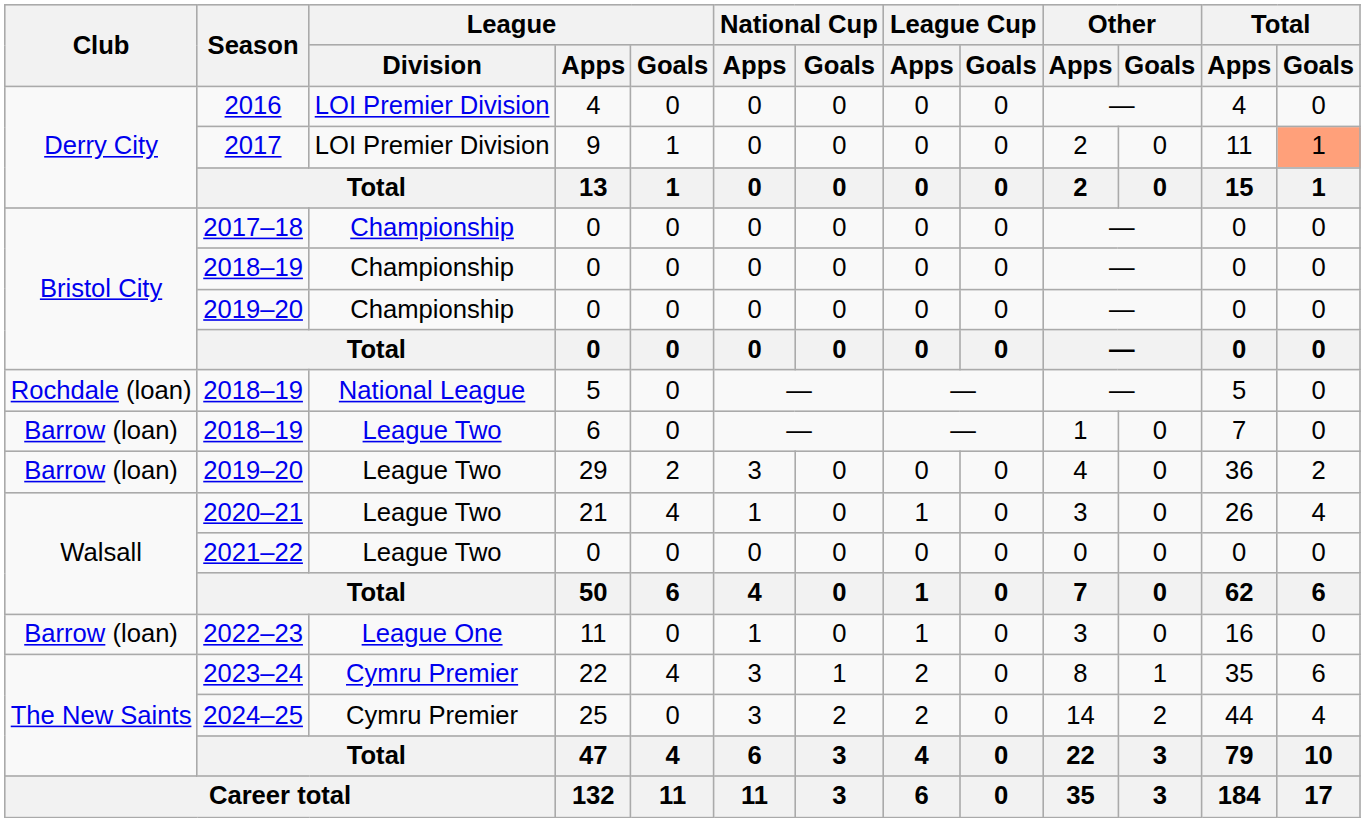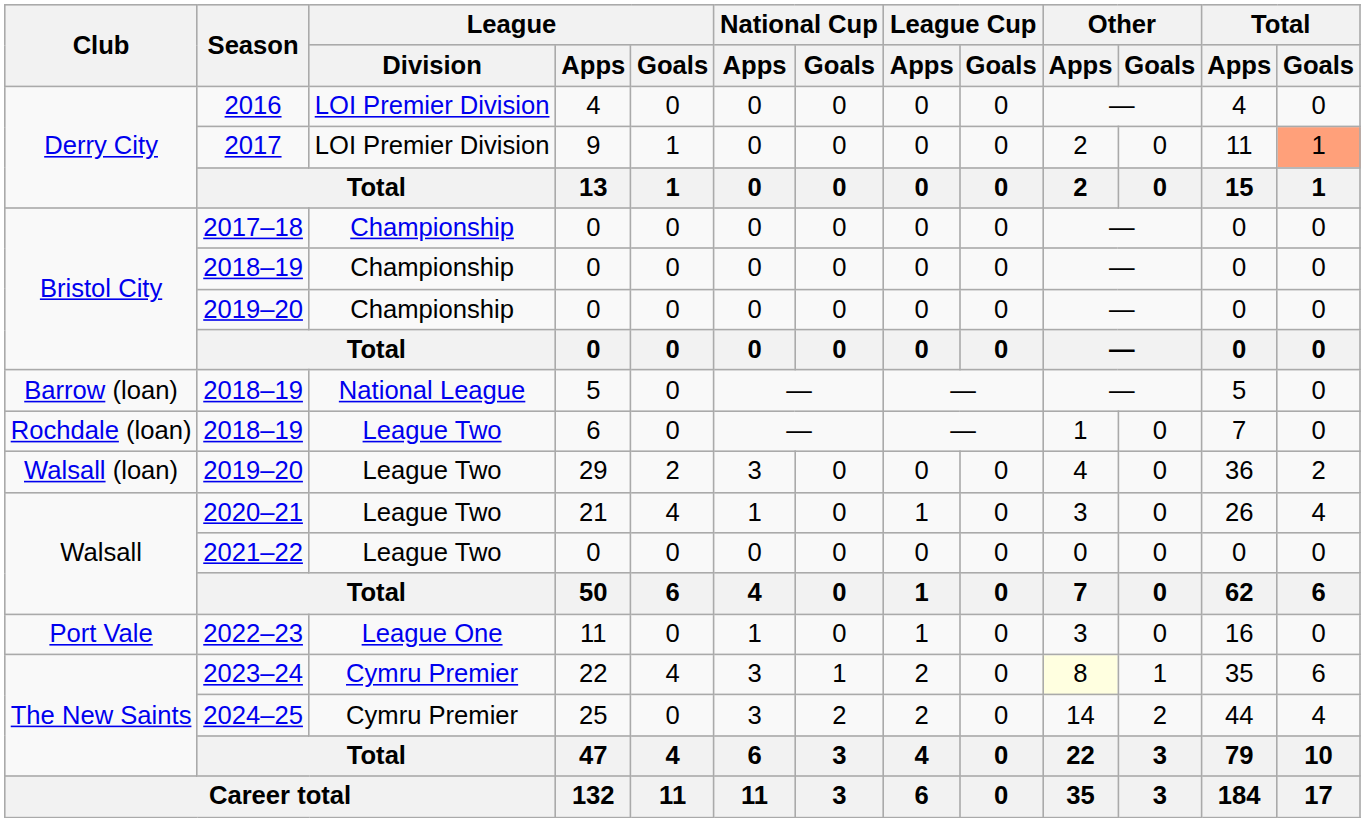(101, 390) Rochdale (loan) -> (101, 390) Barrow (loan)
(101, 430) Barrow (loan) -> (101, 430) Rochdale (loan)
(101, 471) Barrow (loan) -> (101, 471) Walsall (loan)
(101, 633) Barrow (loan) -> (101, 633) Port Vale
(1080, 674) no background -> (1080, 674) lightyellow background
